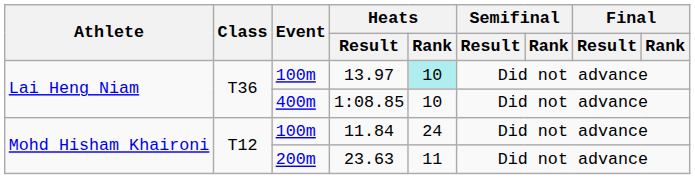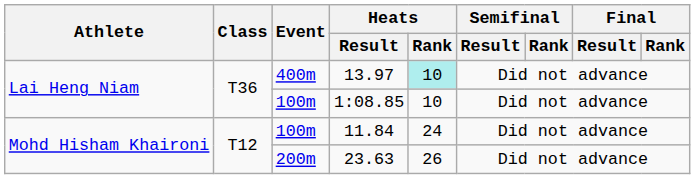(296, 75) 100m -> (296, 75) 400m
(296, 103) 400m -> (296, 103) 100m
(432, 159) 11 -> (432, 159) 26
